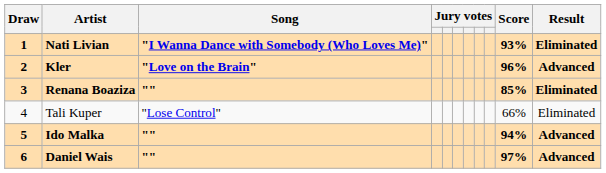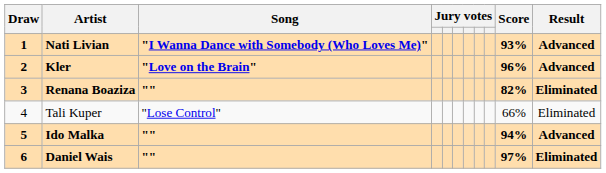(566, 45) Eliminated -> (566, 45) Advanced
(514, 90) 85% -> (514, 90) 82%
(566, 157) Advanced -> (566, 157) Eliminated
